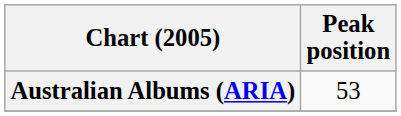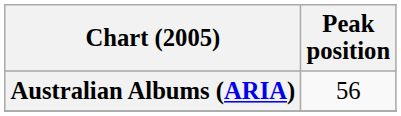(348, 90) 53 -> (348, 90) 56
